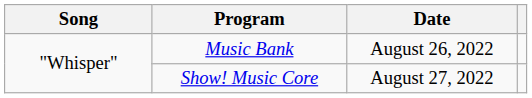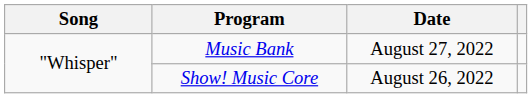(432, 48) August 26, 2022 -> (432, 48) August 27, 2022
(432, 78) August 27, 2022 -> (432, 78) August 26, 2022
